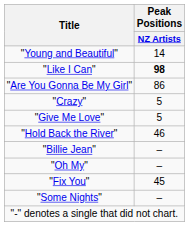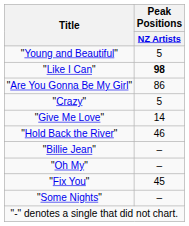(159, 54) 14 -> (159, 54) 5
(159, 118) 5 -> (159, 118) 14
